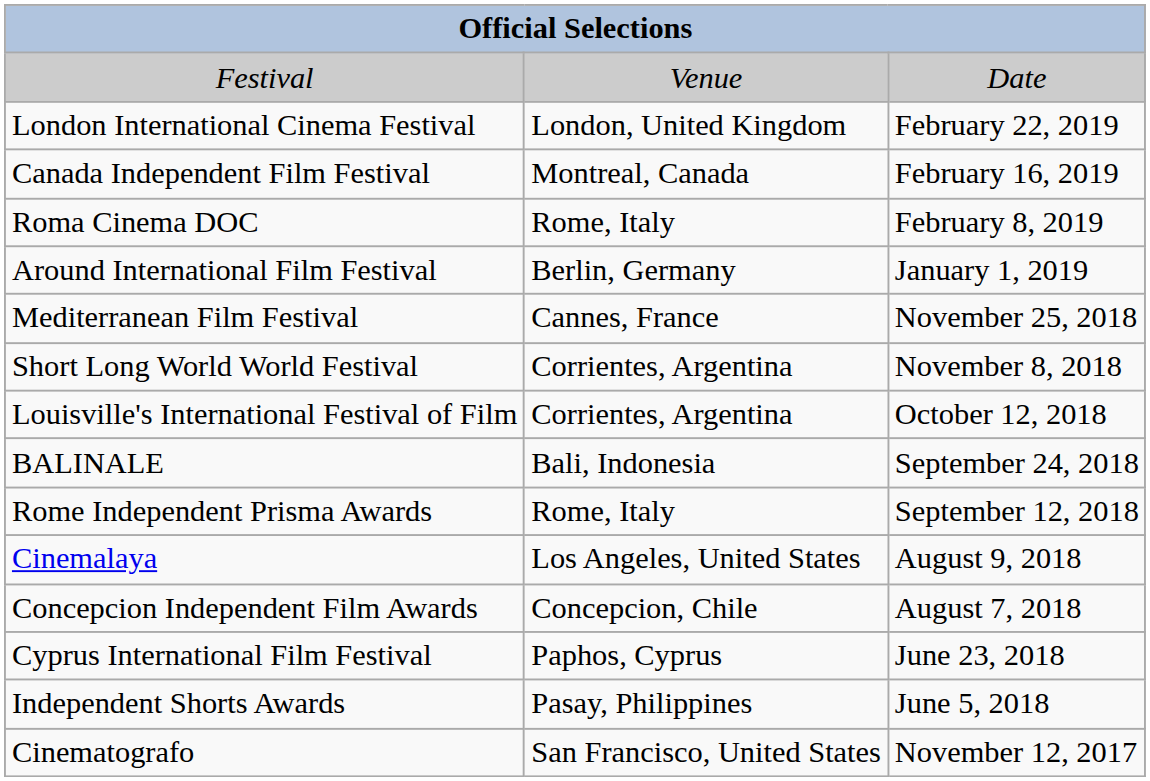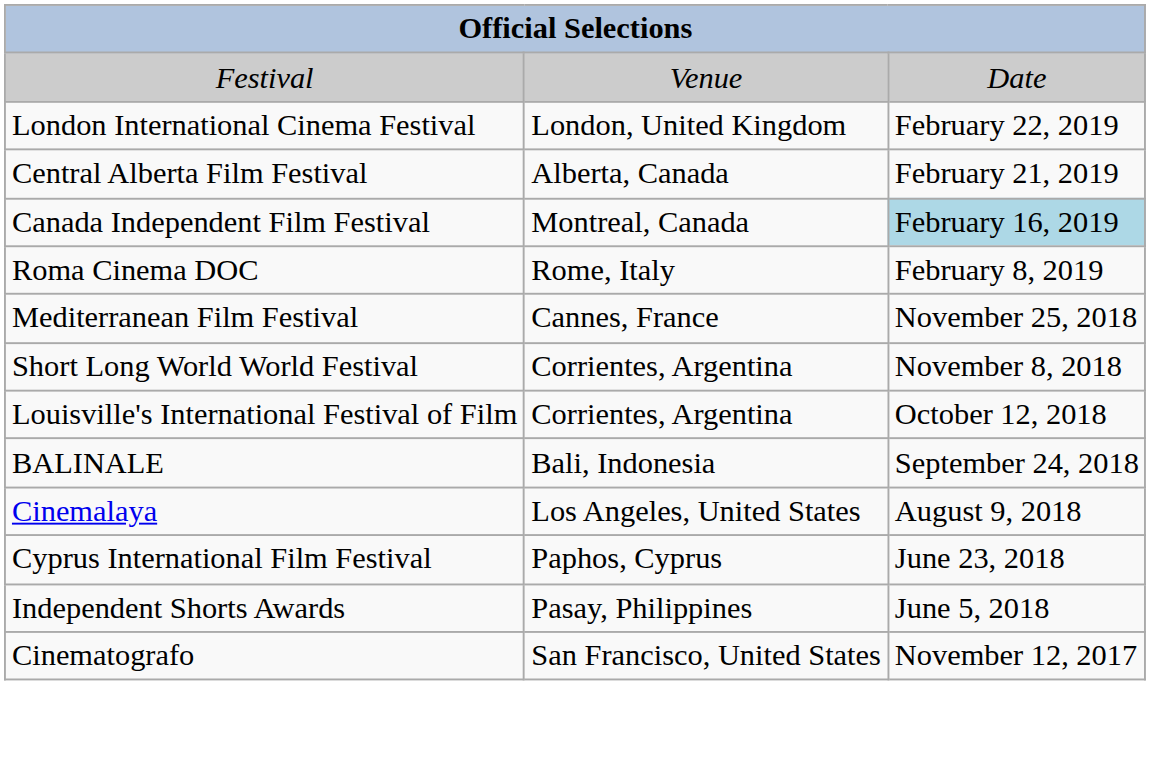+ row: (190, 173)
(1007, 173) no background -> (1007, 221) lightblue background
- row: (224, 269)
- row: (222, 510)
- row: (245, 607)
